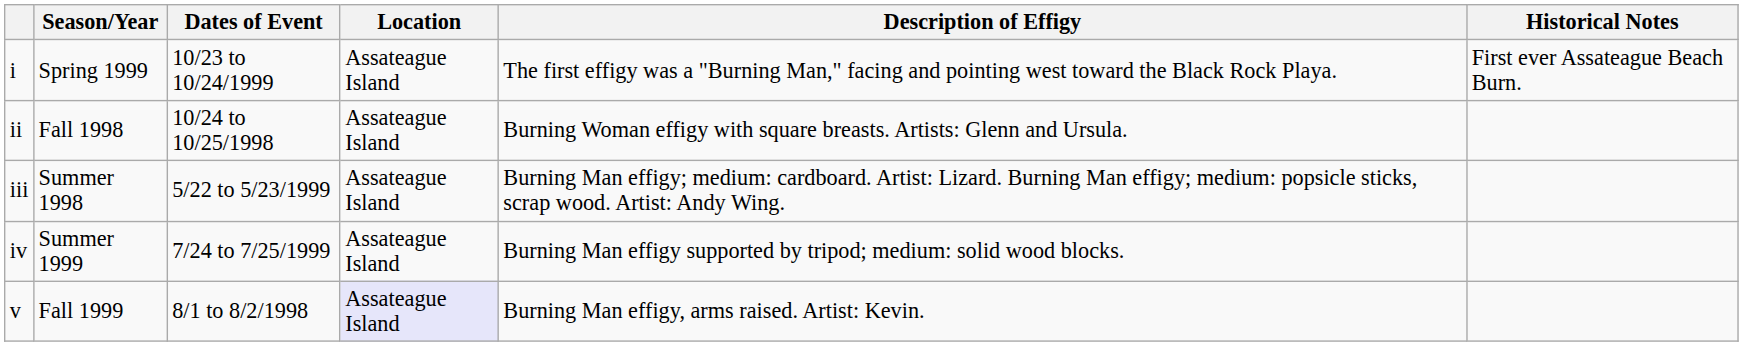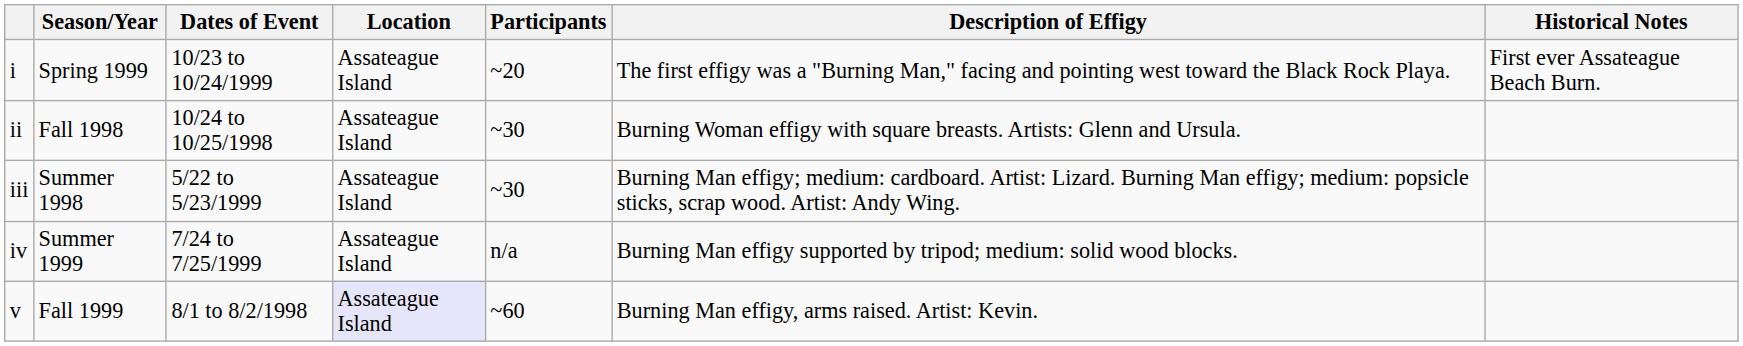+ column: (548, 22)
